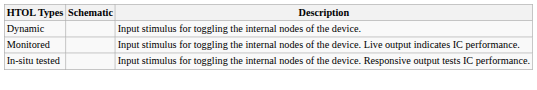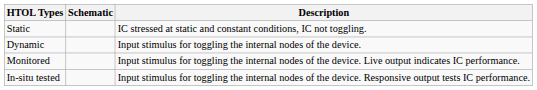+ row: (18, 28)
